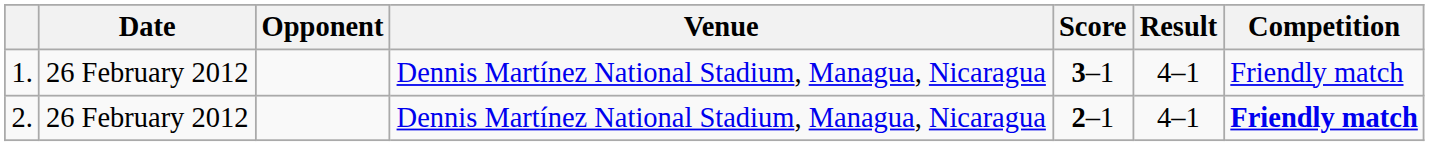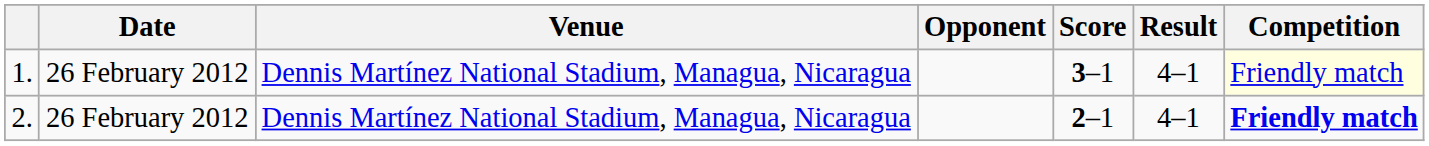columns swapped: (721, 27) <-> (323, 27)
(1317, 72) no background -> (1317, 72) lightyellow background
